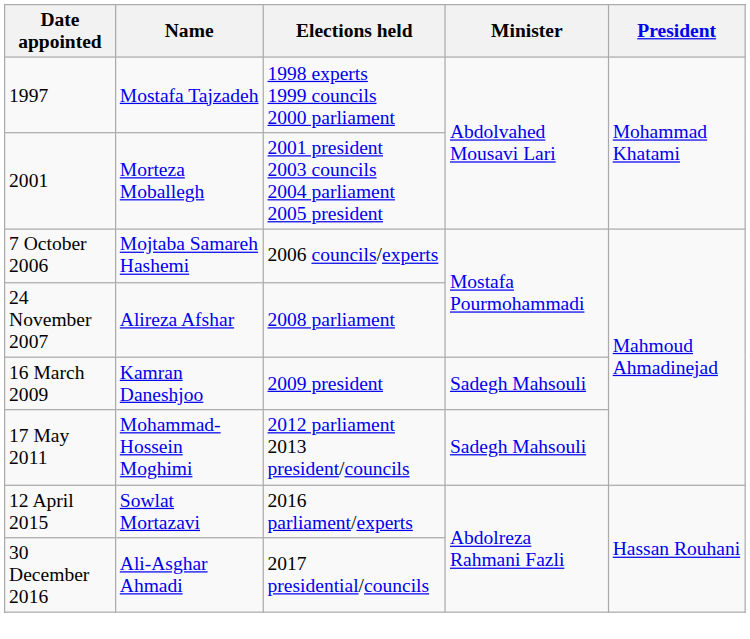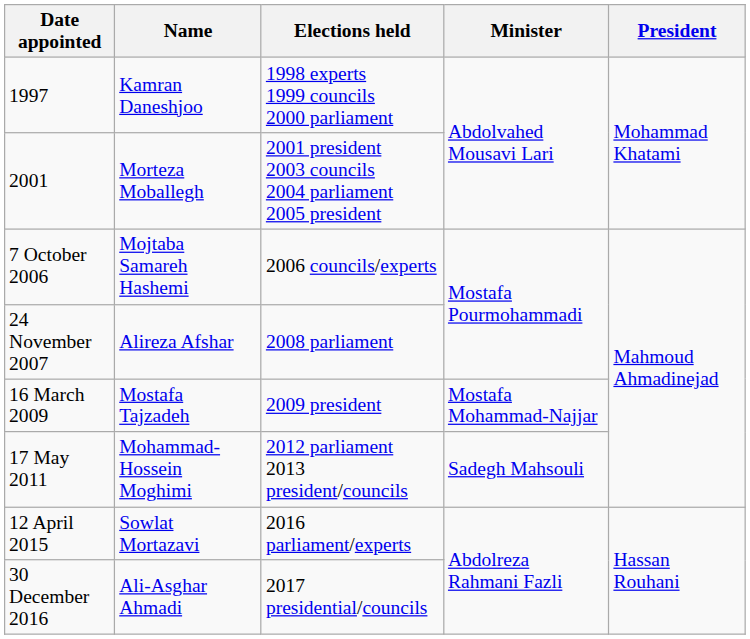(189, 94) Mostafa Tajzadeh -> (161, 94) Kamran Daneshjoo
(162, 383) Kamran Daneshjoo -> (154, 405) Mostafa Tajzadeh
(518, 383) Sadegh Mahsouli -> (523, 405) Mostafa Mohammad-Najjar
